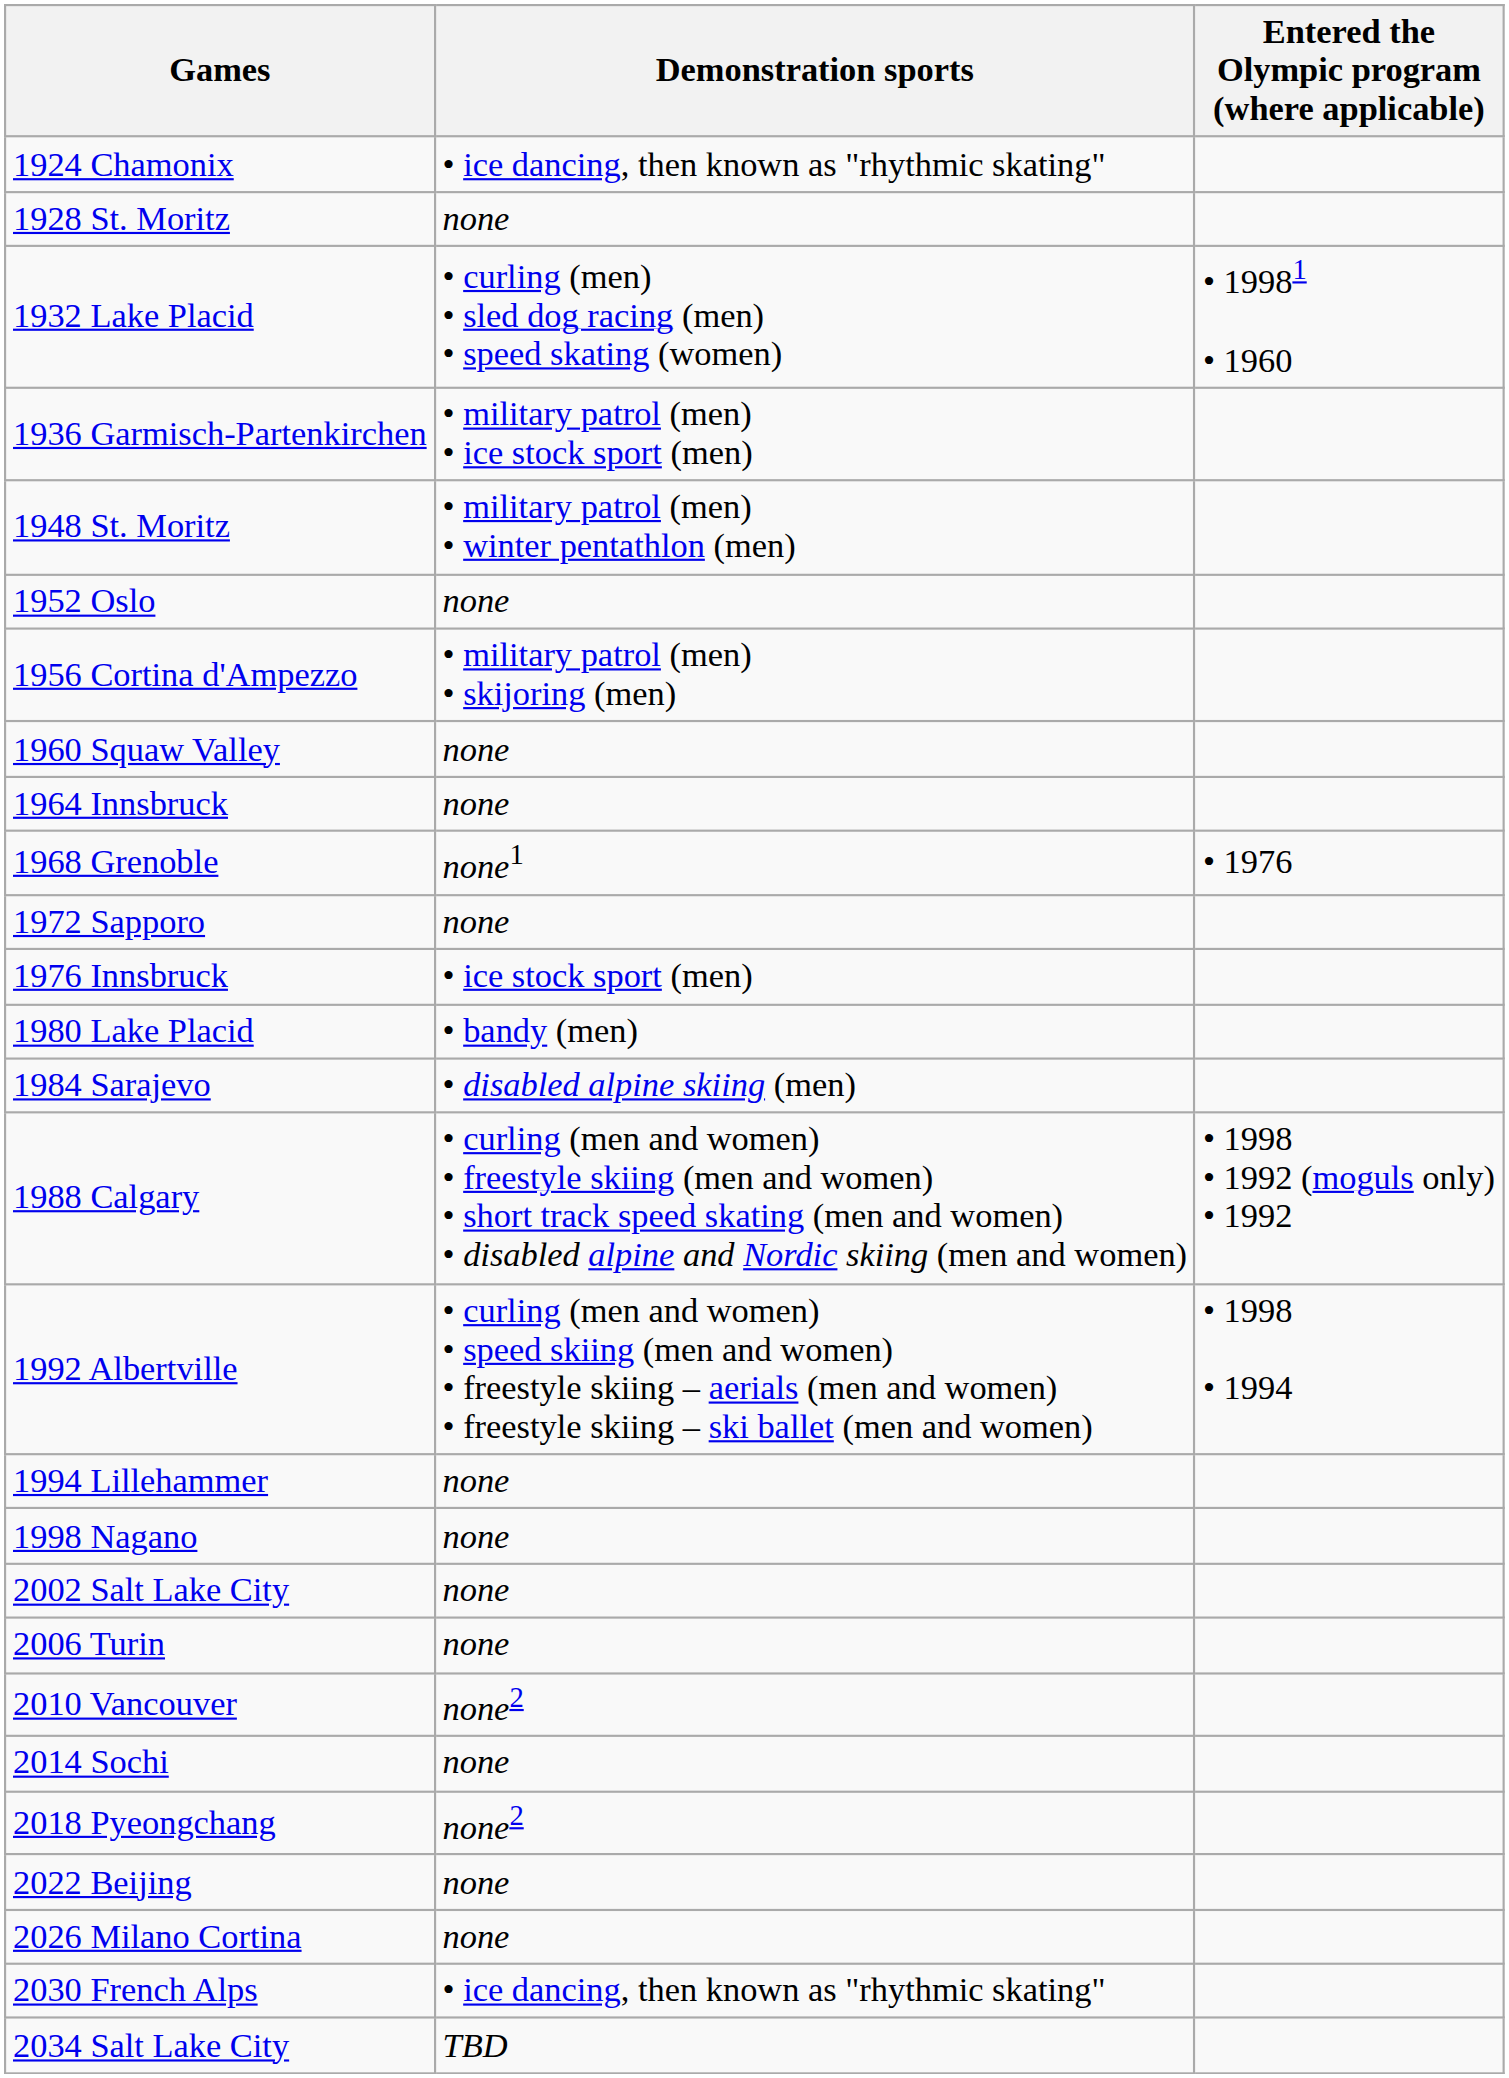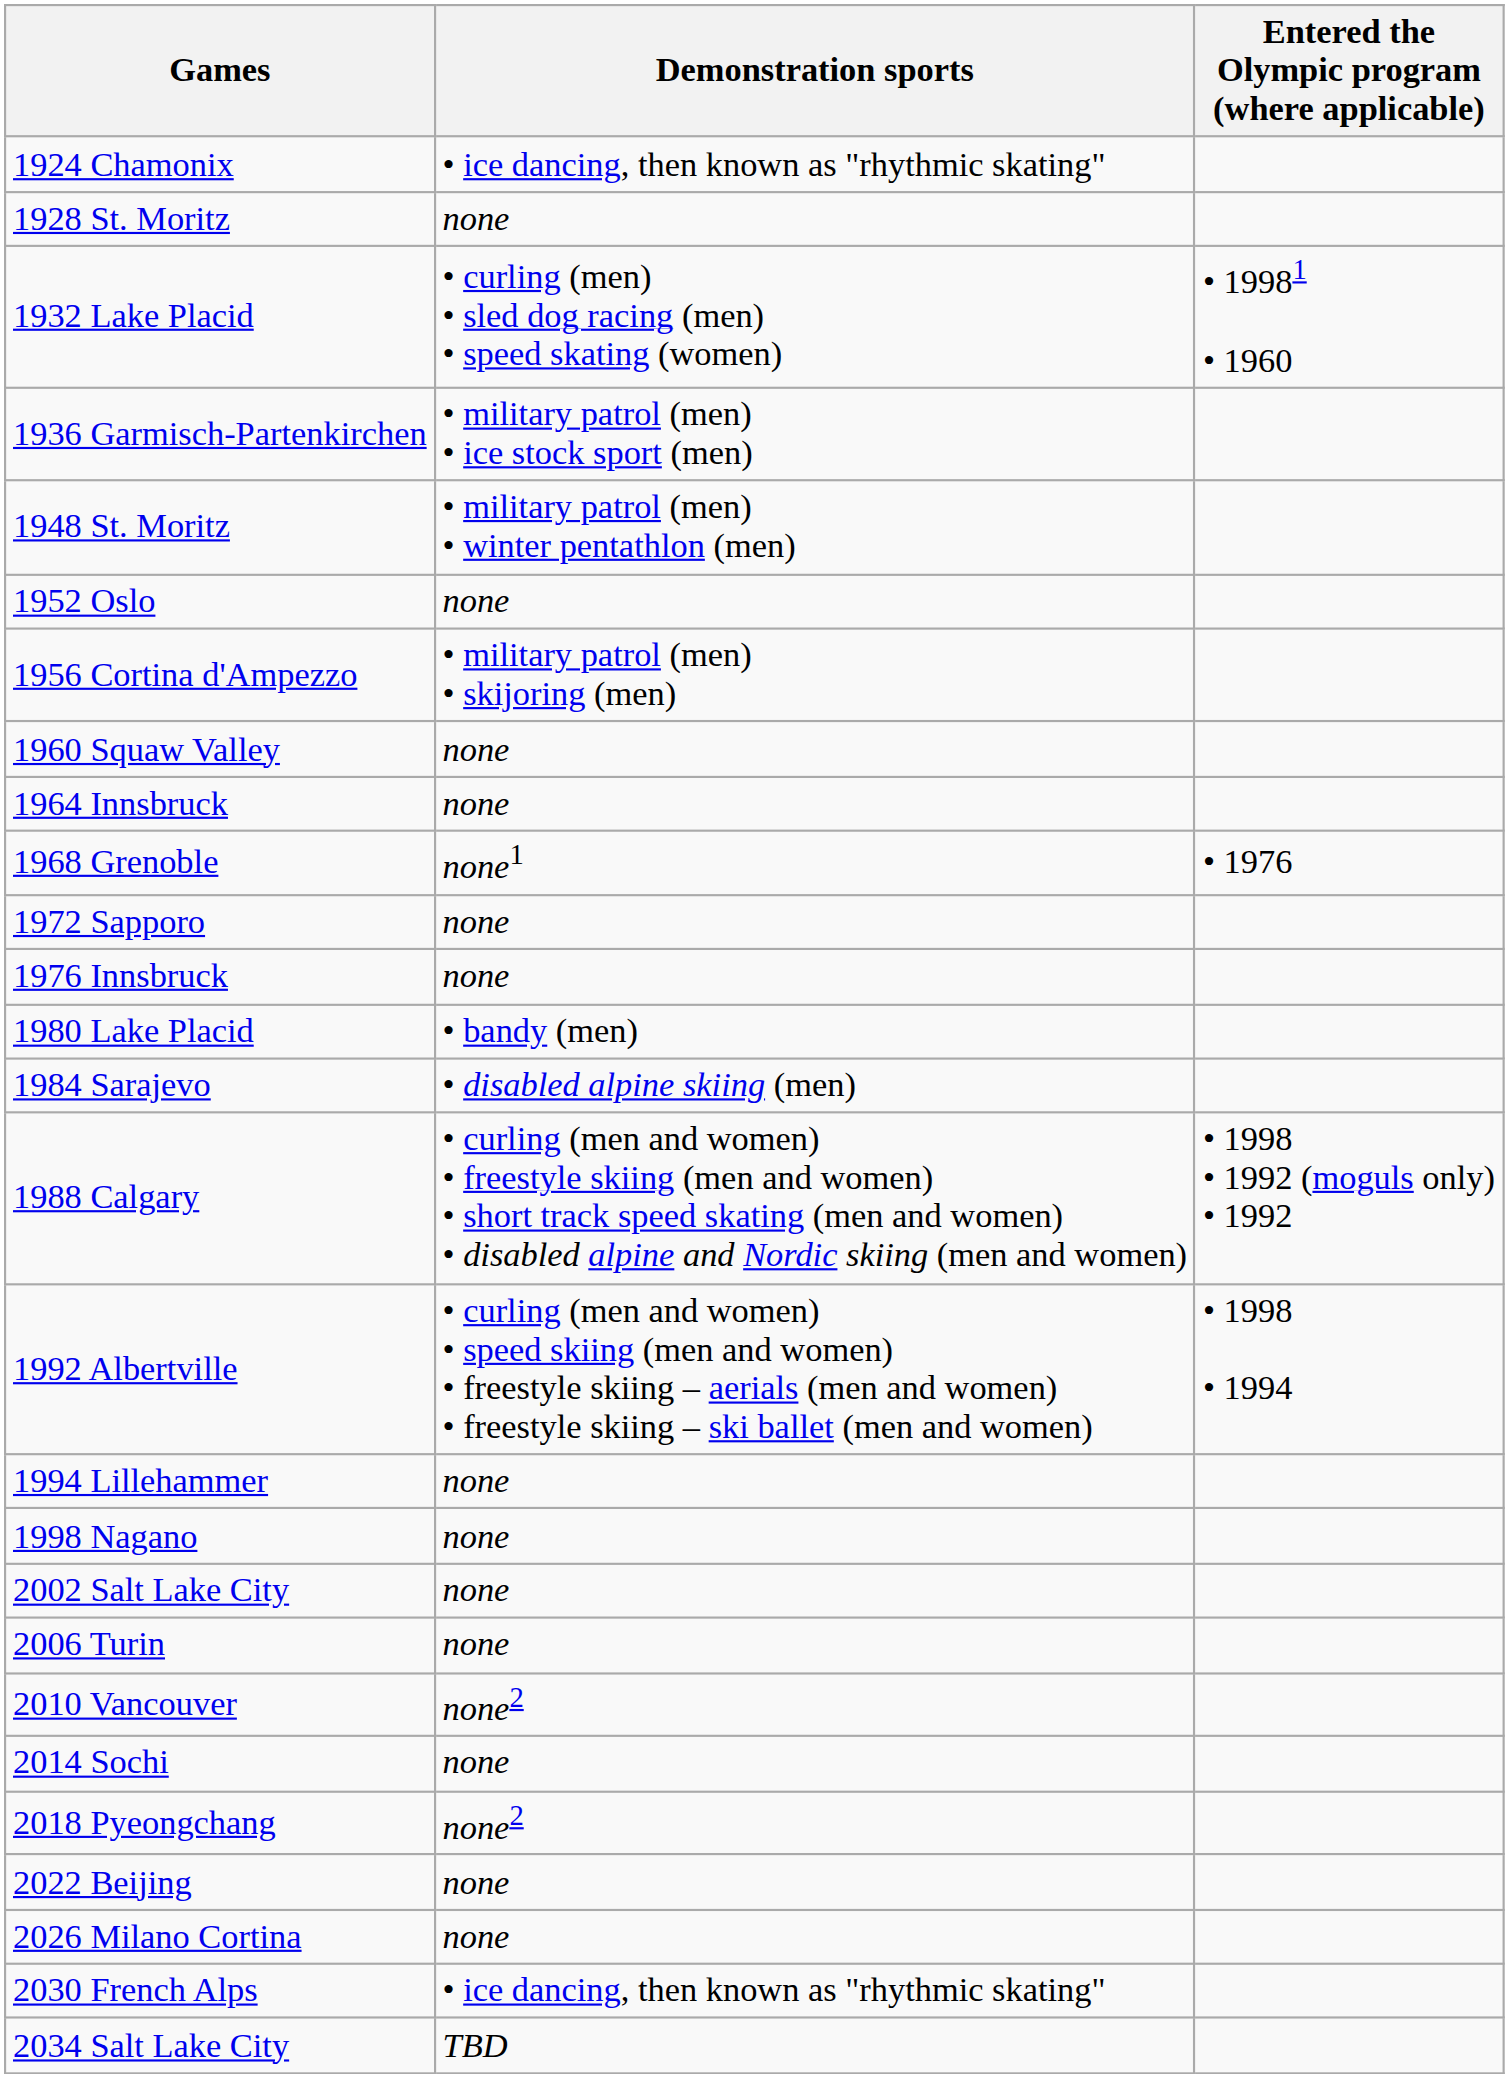(598, 975) • ice stock sport (men) -> (476, 975) none
